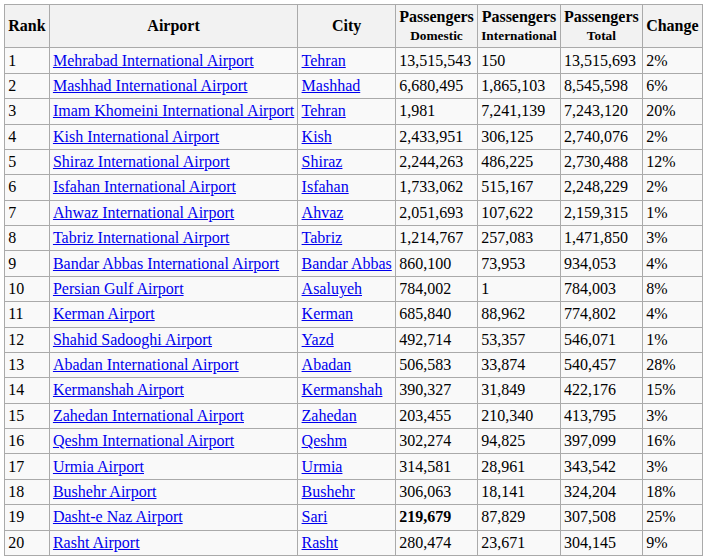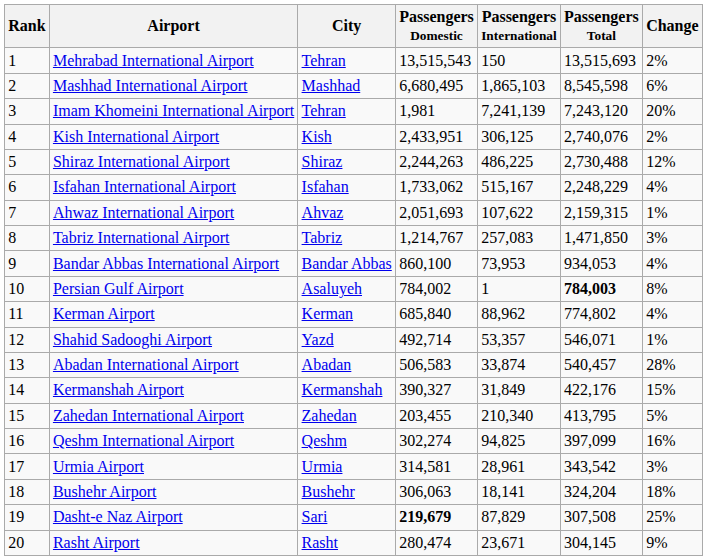(657, 187) 2% -> (657, 187) 4%
(590, 288) normal -> (590, 288) bold
(657, 415) 3% -> (657, 415) 5%
